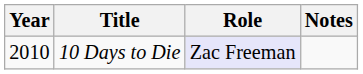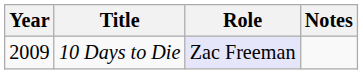(29, 52) 2010 -> (29, 52) 2009
